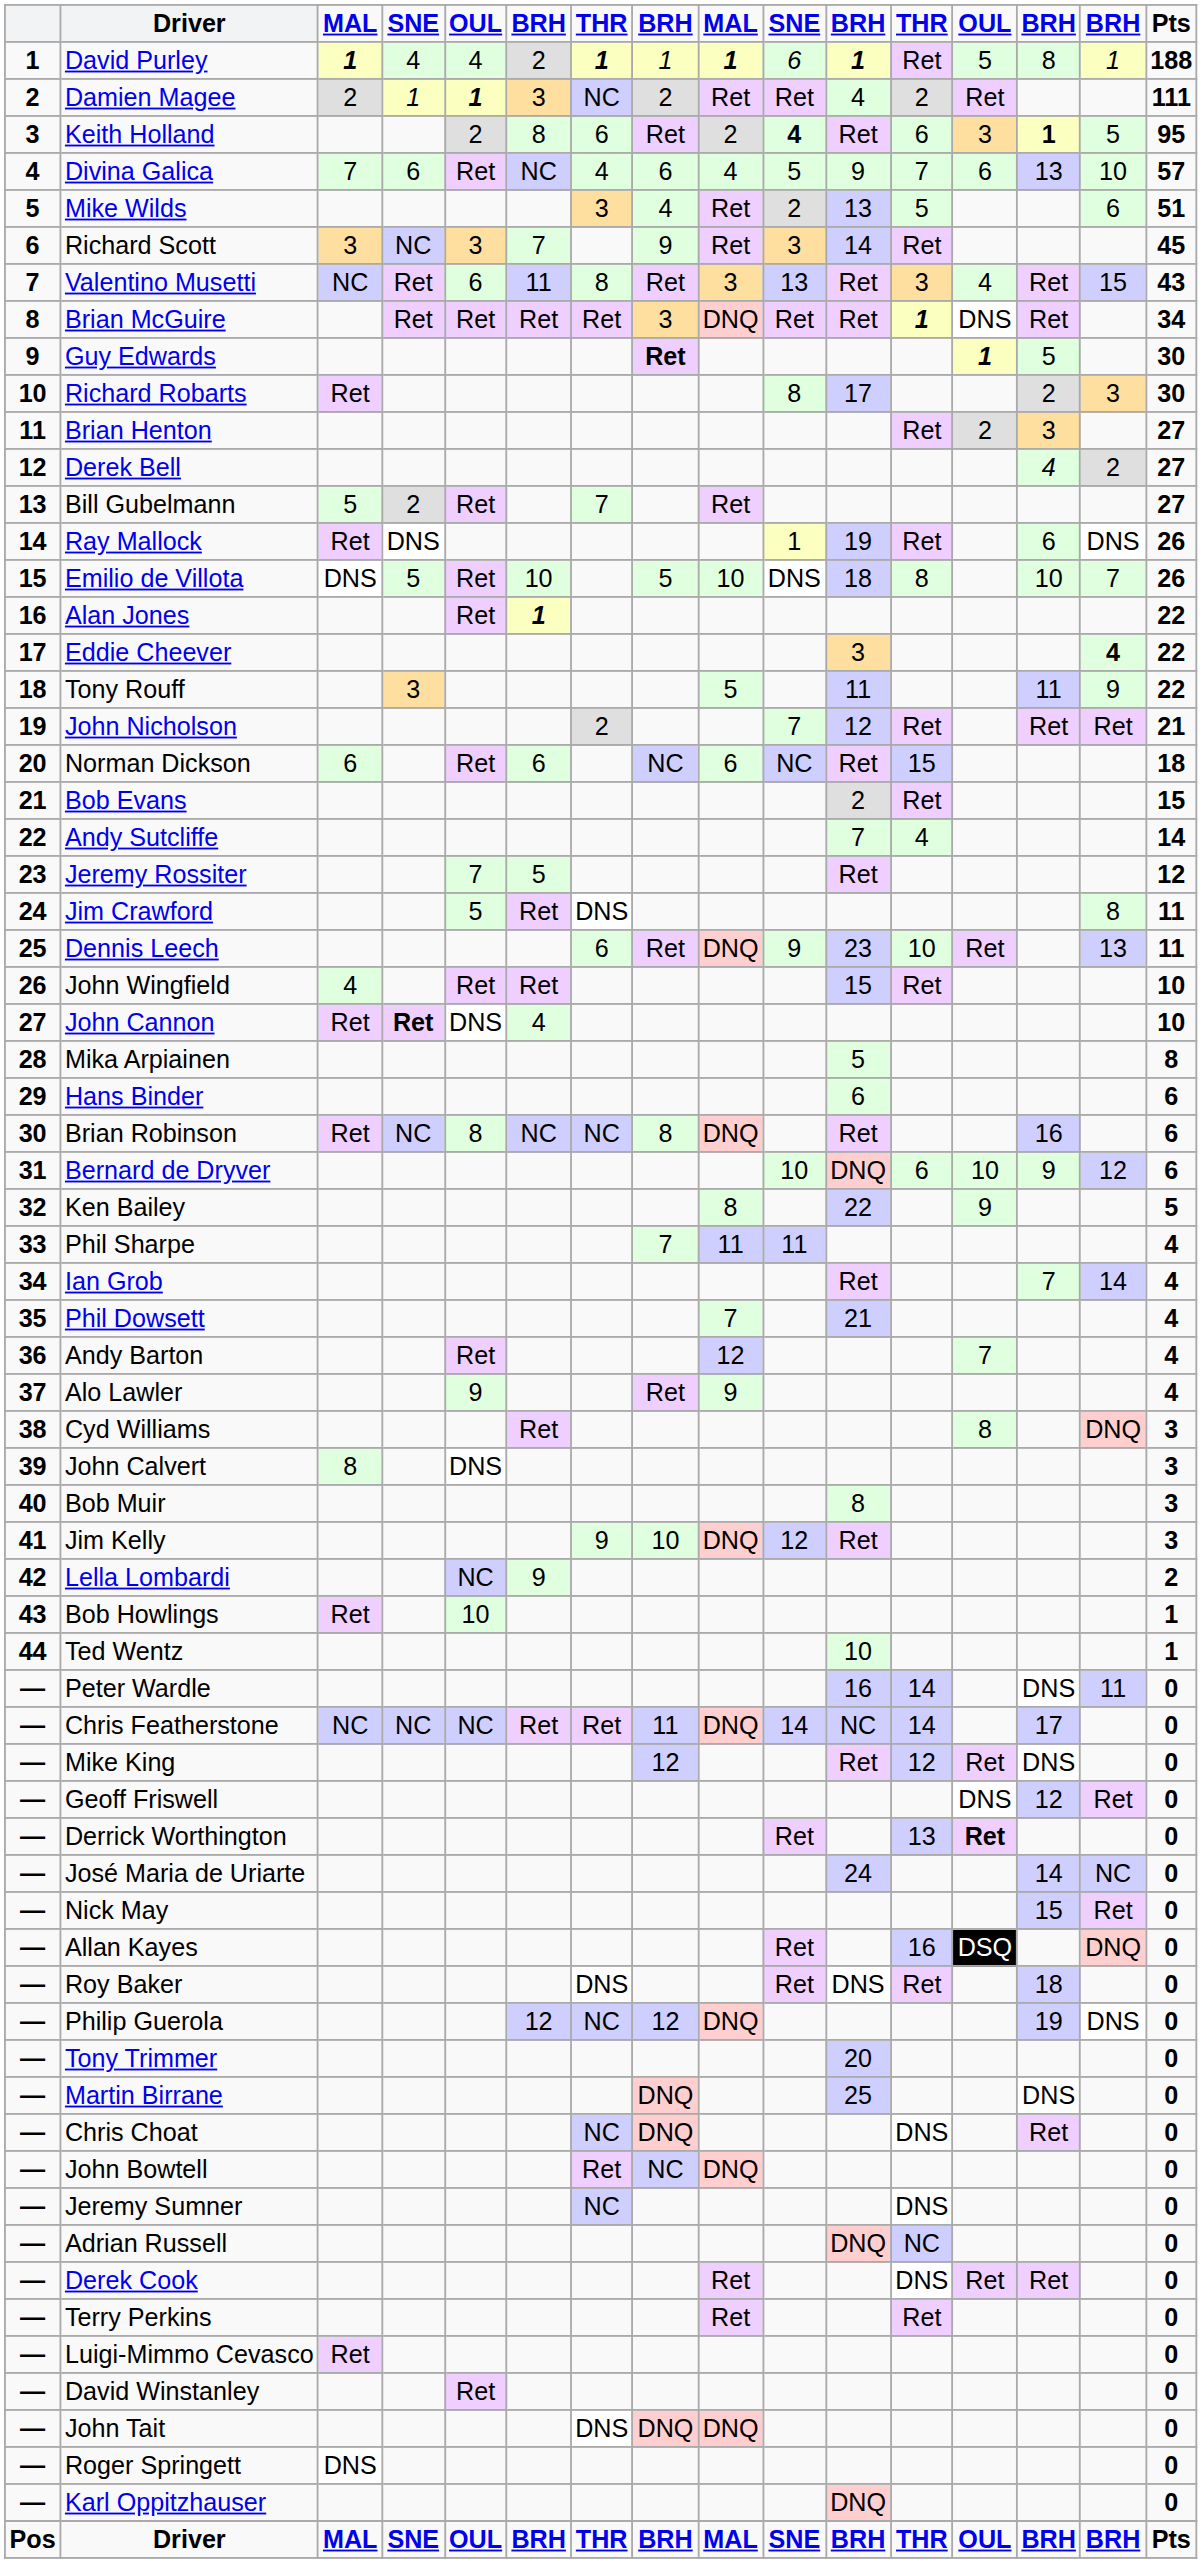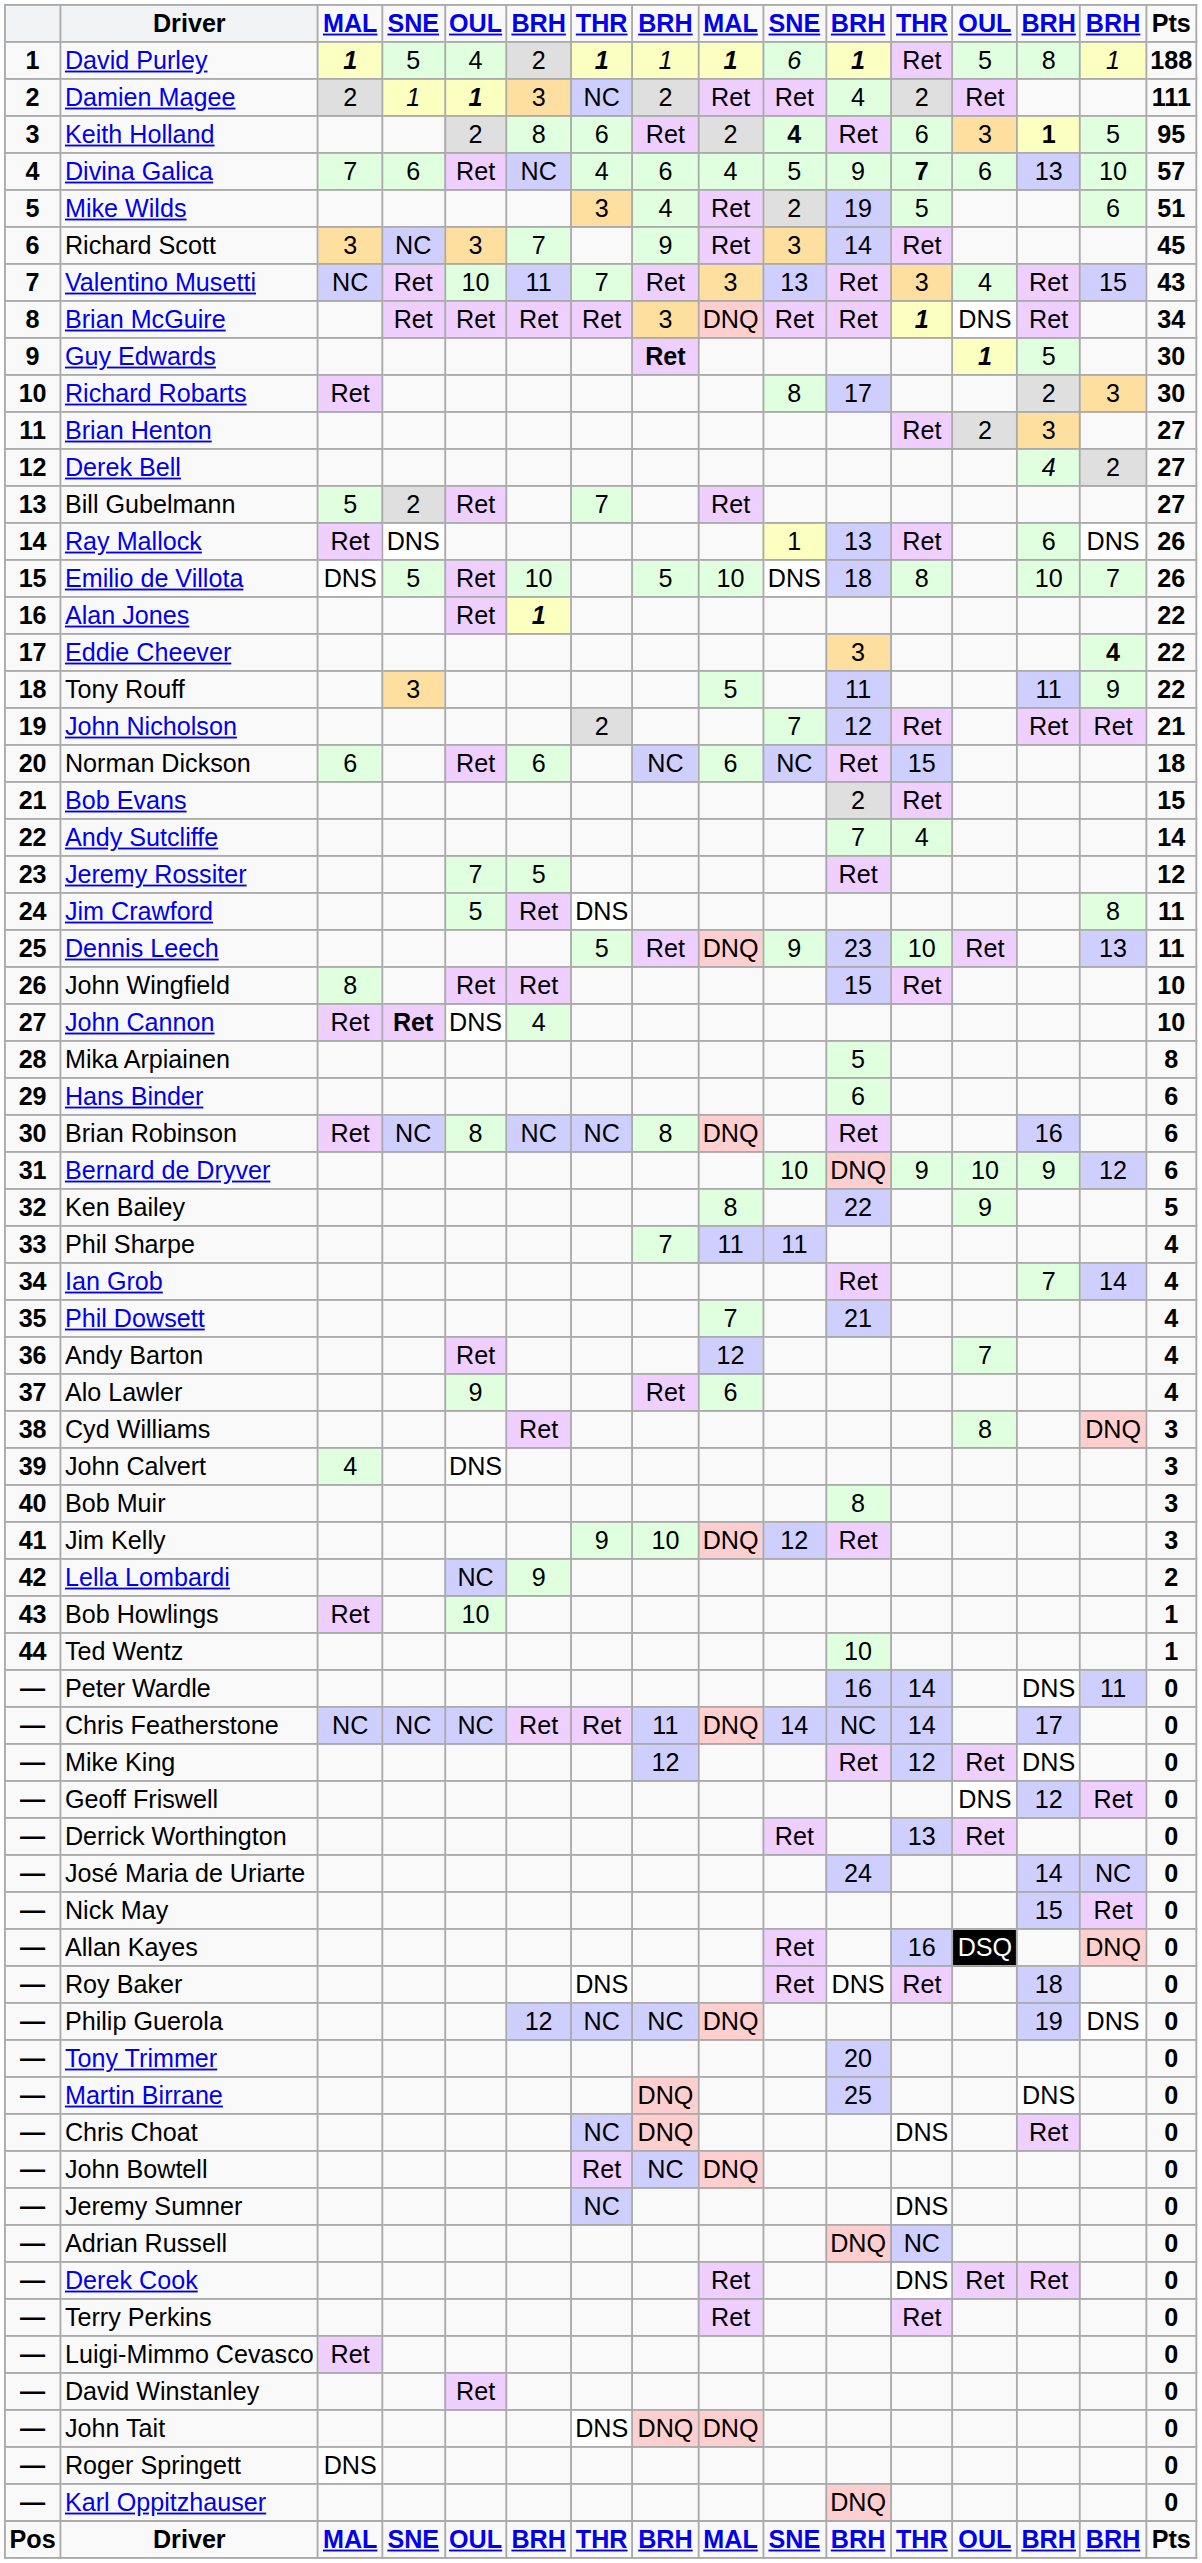(413, 60) 4 -> (413, 60) 5
(922, 171) normal -> (922, 171) bold
(858, 208) 13 -> (858, 208) 19
(476, 282) 6 -> (476, 282) 10
(602, 282) 8 -> (602, 282) 7
(858, 541) 19 -> (858, 541) 13
(602, 948) 6 -> (602, 948) 5
(350, 985) 4 -> (350, 985) 8
(922, 1170) 6 -> (922, 1170) 9
(731, 1392) 9 -> (731, 1392) 6
(350, 1466) 8 -> (350, 1466) 4
(985, 1836) bold -> (985, 1836) normal
(665, 2021) 12 -> (665, 2021) NC
